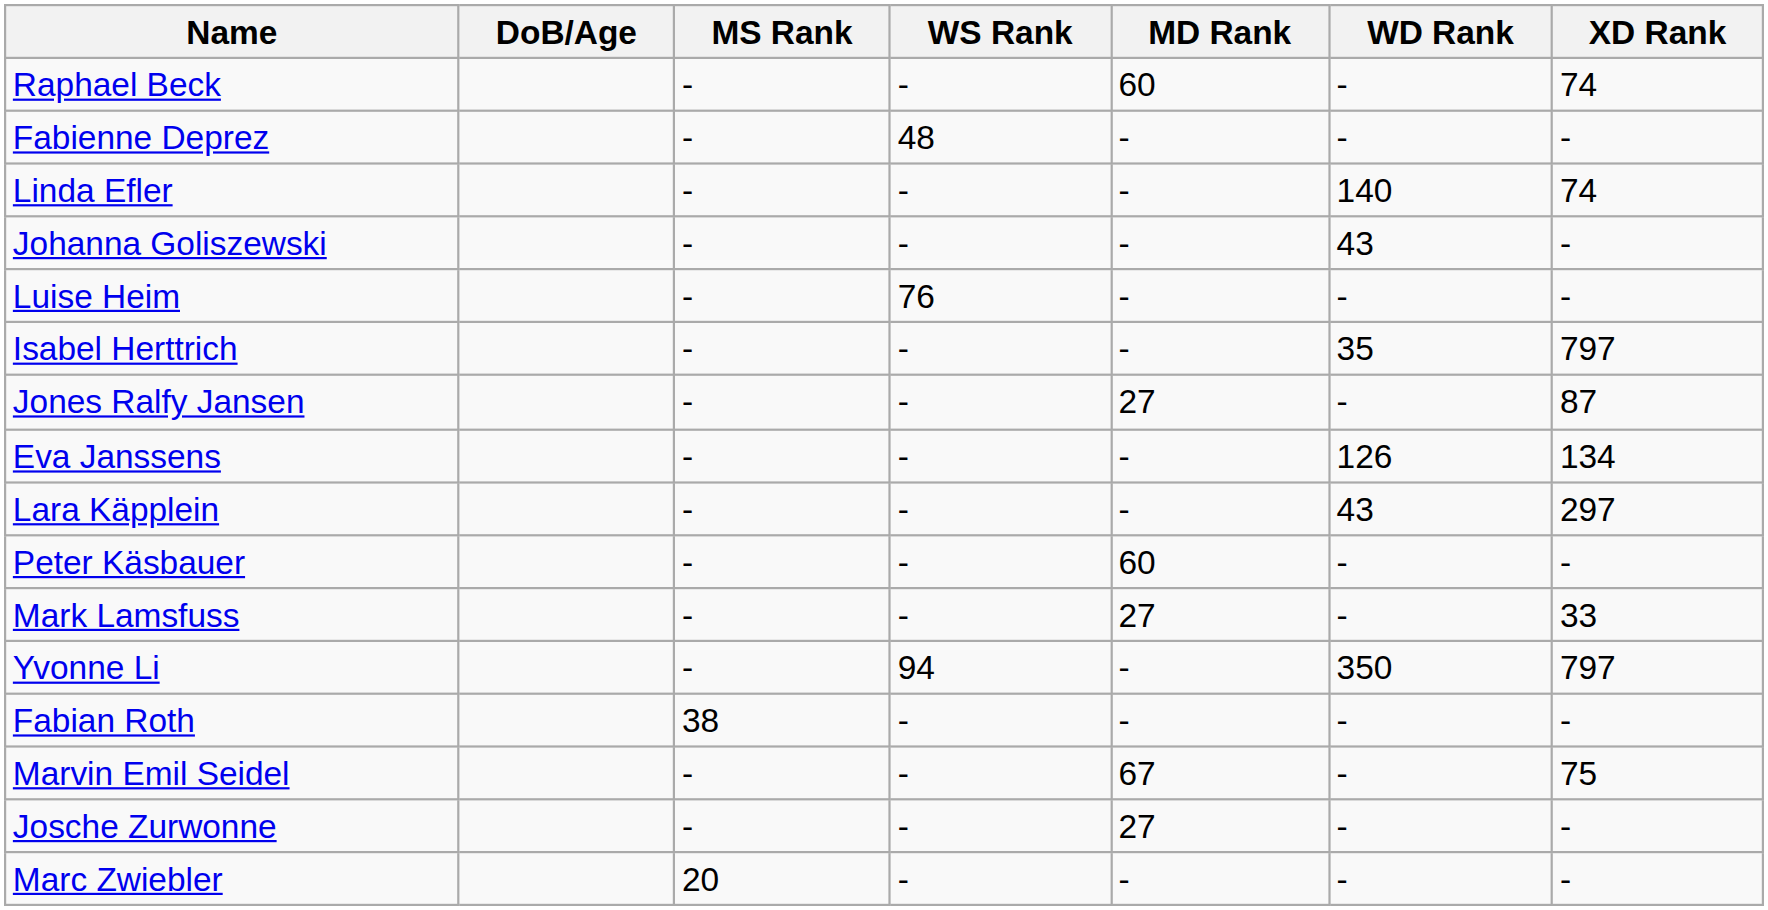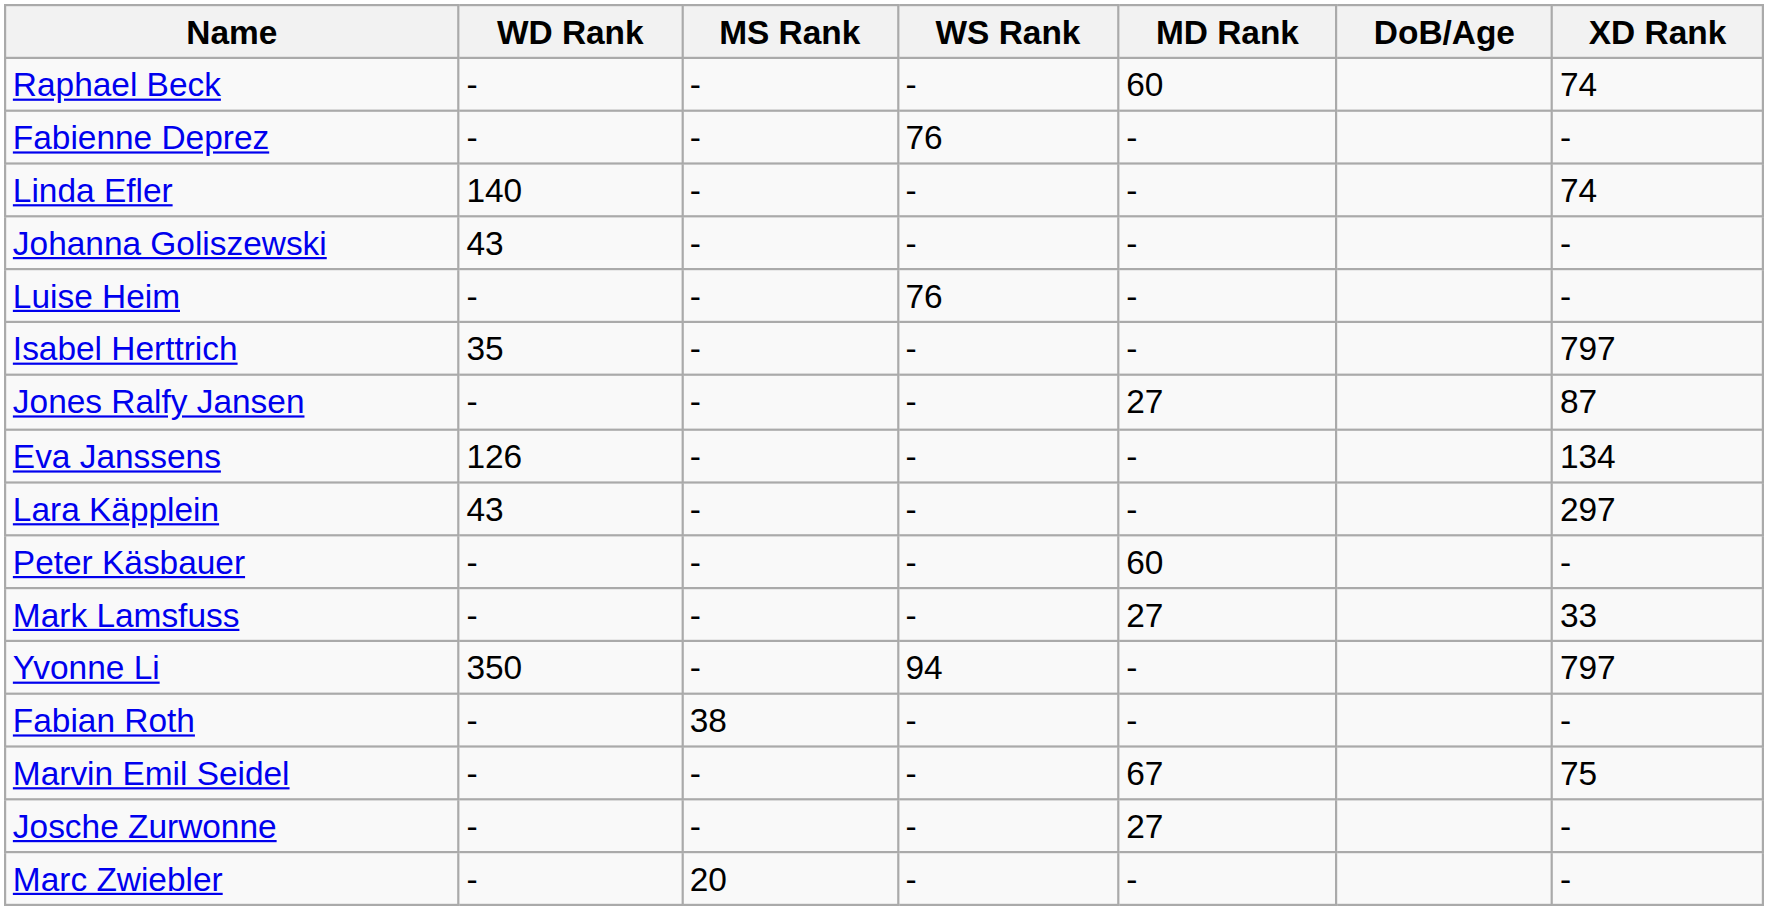columns swapped: (566, 32) <-> (1441, 32)
(916, 138) 48 -> (924, 138) 76
